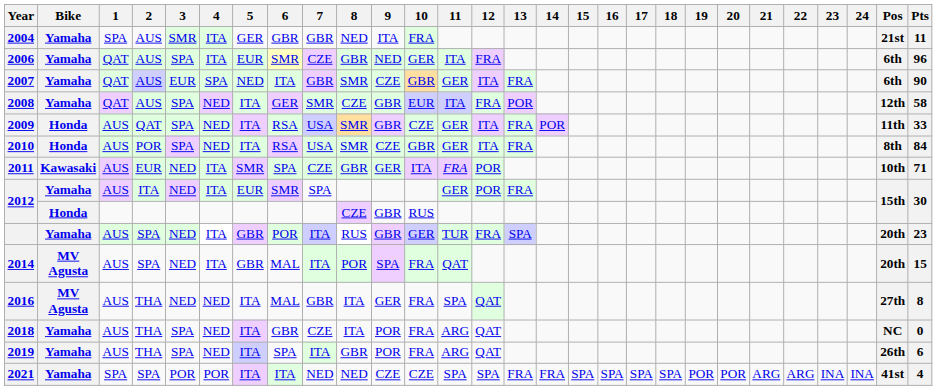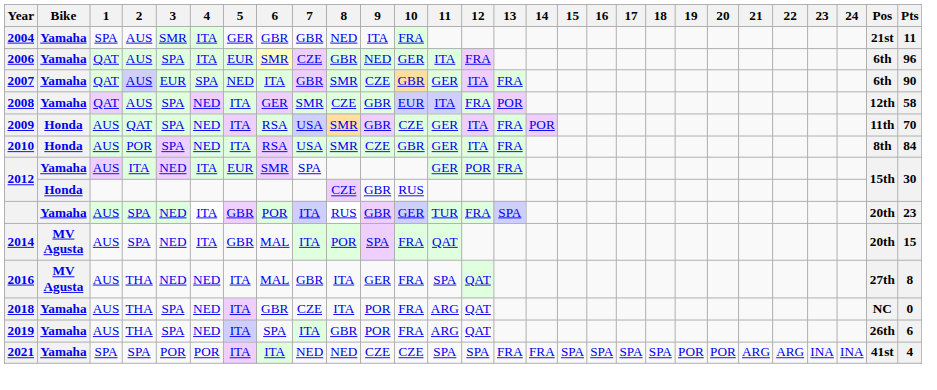(920, 125) 33 -> (910, 125) 70
- row: (21, 168)
